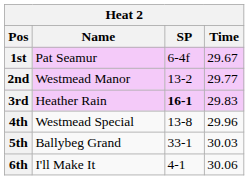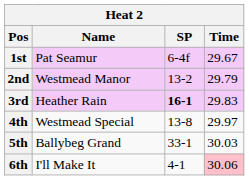(222, 79) 29.77 -> (222, 79) 29.79
(222, 121) 29.96 -> (222, 121) 29.97
(222, 164) no background -> (222, 164) pink background
